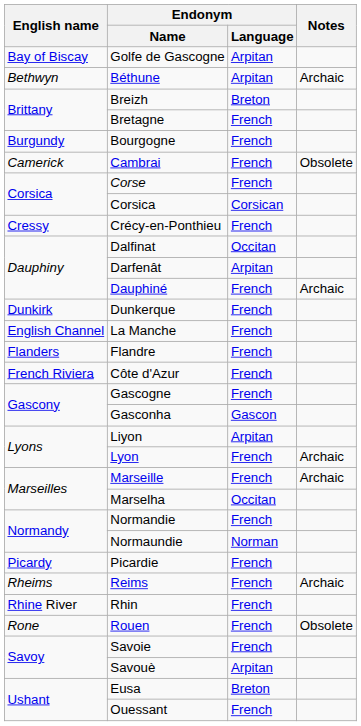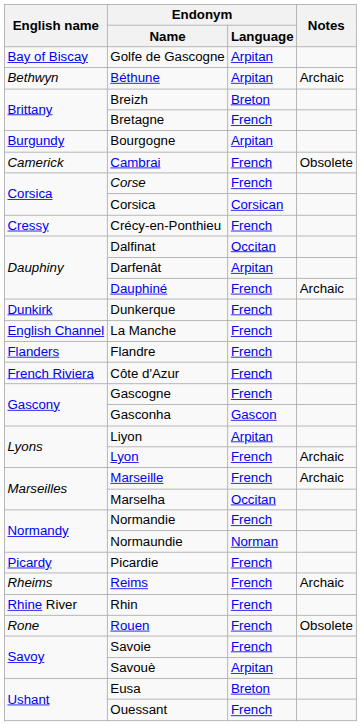(252, 141) French -> (252, 141) Arpitan
